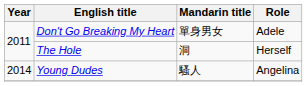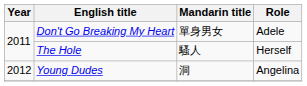(185, 51) 洞 -> (190, 51) 騷人
(19, 70) 2014 -> (19, 70) 2012
(190, 70) 騷人 -> (185, 70) 洞
